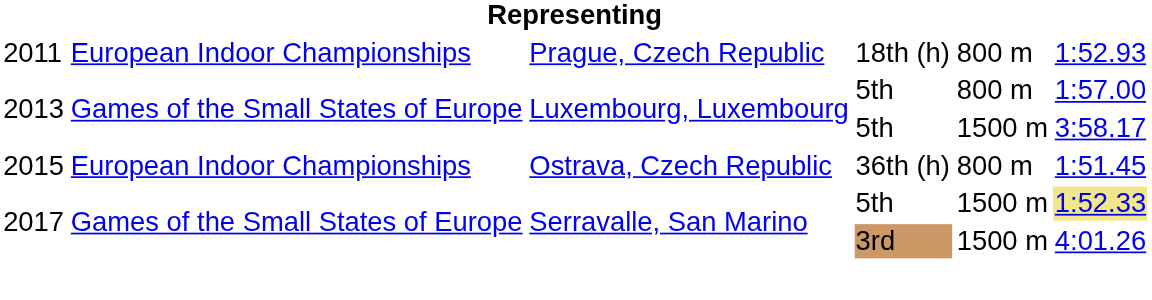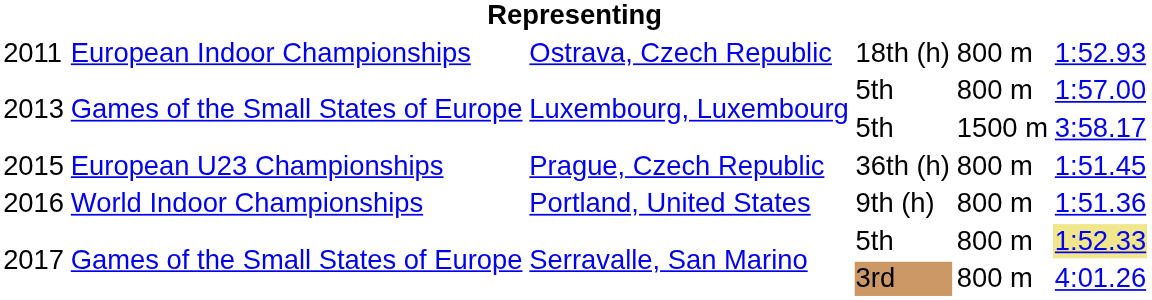(677, 52) Prague, Czech Republic -> (681, 52) Ostrava, Czech Republic
(271, 165) European Indoor Championships -> (257, 165) European U23 Championships
(681, 165) Ostrava, Czech Republic -> (677, 165) Prague, Czech Republic
+ row: (34, 203)
(1002, 203) 1500 m -> (995, 240) 800 m
(1002, 240) 1500 m -> (995, 278) 800 m
